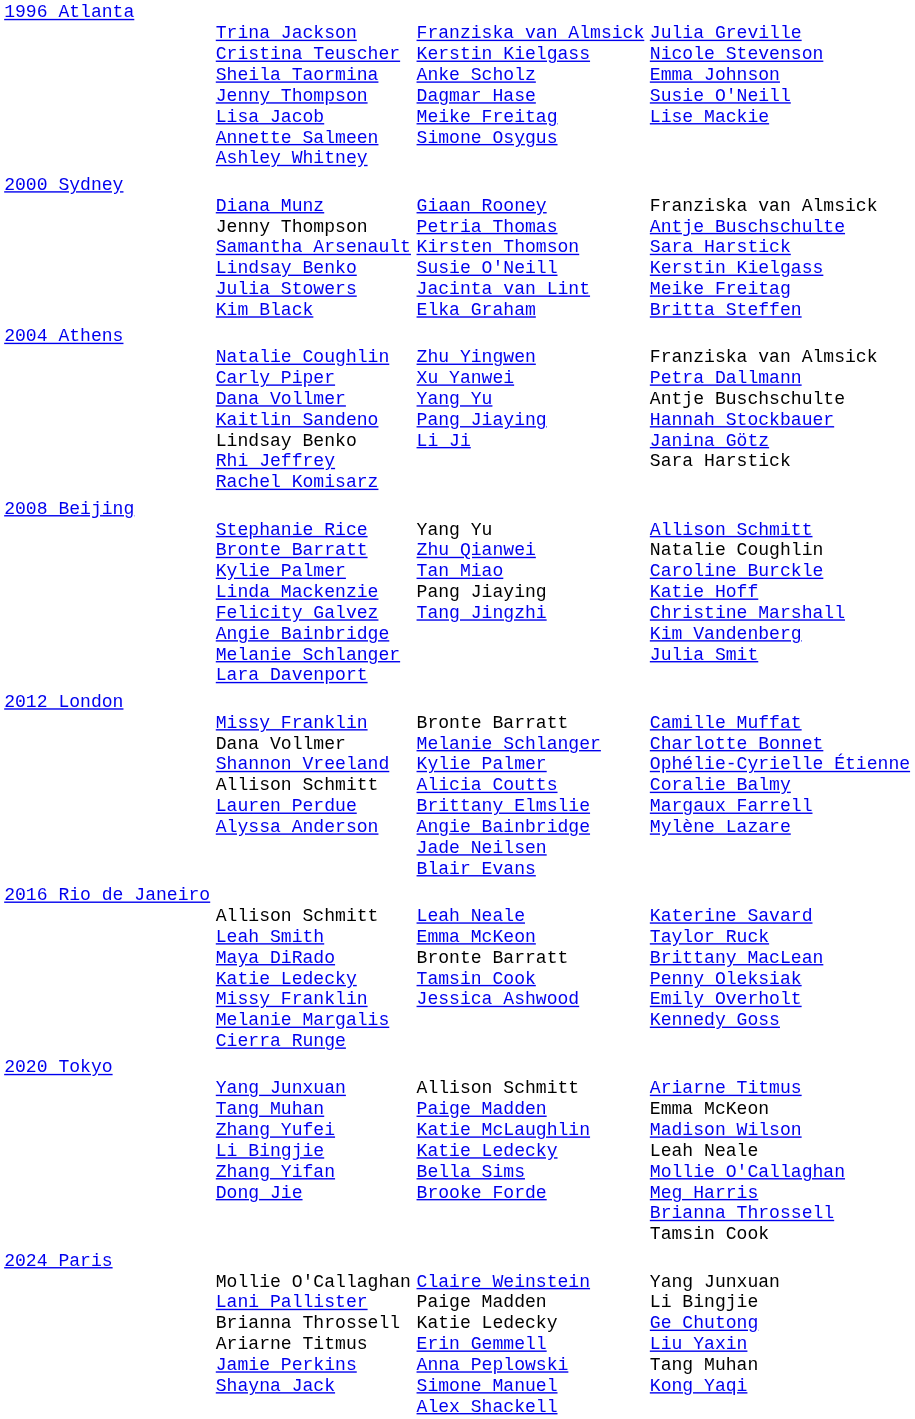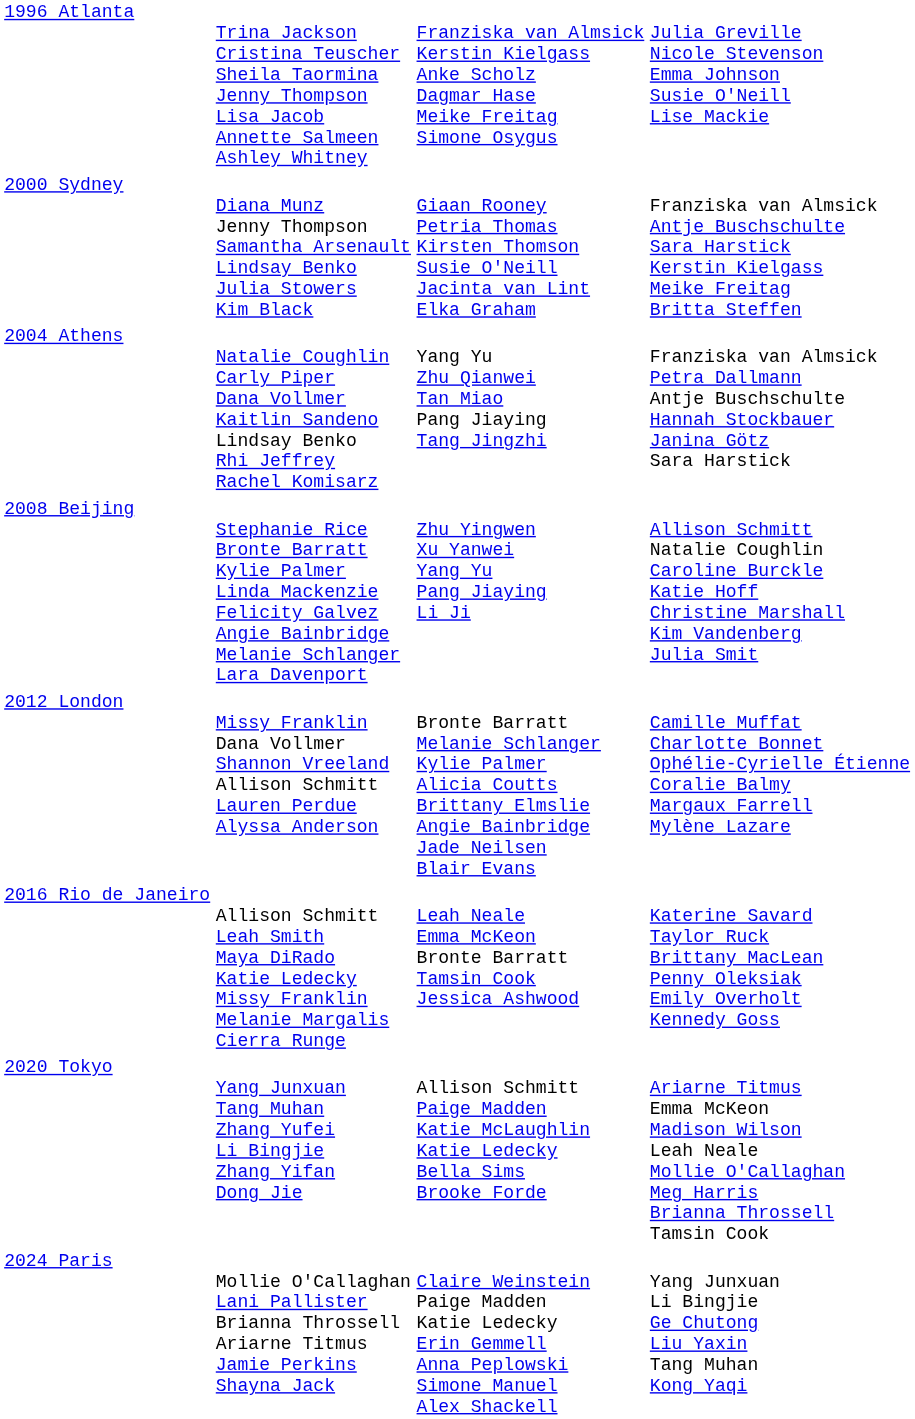(482, 399) Zhu Yingwen Xu Yanwei Yang Yu Pang Jiaying Li Ji -> (482, 399) Yang Yu Zhu Qianwei Tan Miao Pang Jiaying Tang Jingzhi
(482, 571) Yang Yu Zhu Qianwei Tan Miao Pang Jiaying Tang Jingzhi -> (482, 571) Zhu Yingwen Xu Yanwei Yang Yu Pang Jiaying Li Ji
